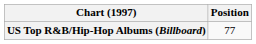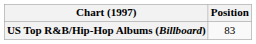(230, 30) 77 -> (230, 30) 83
